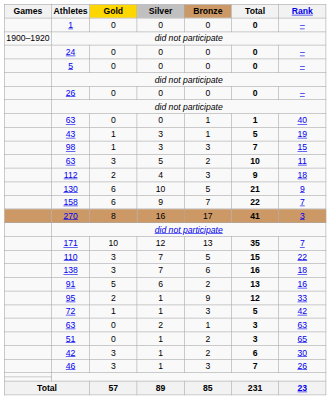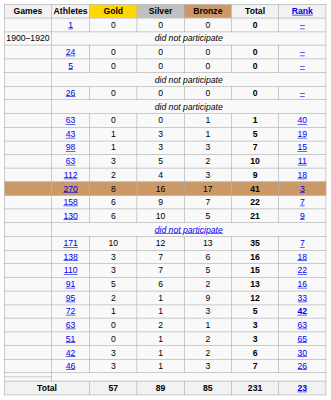rows swapped: (71, 189) <-> (71, 216)
rows swapped: (71, 271) <-> (71, 257)
(302, 312) normal -> (302, 312) bold
